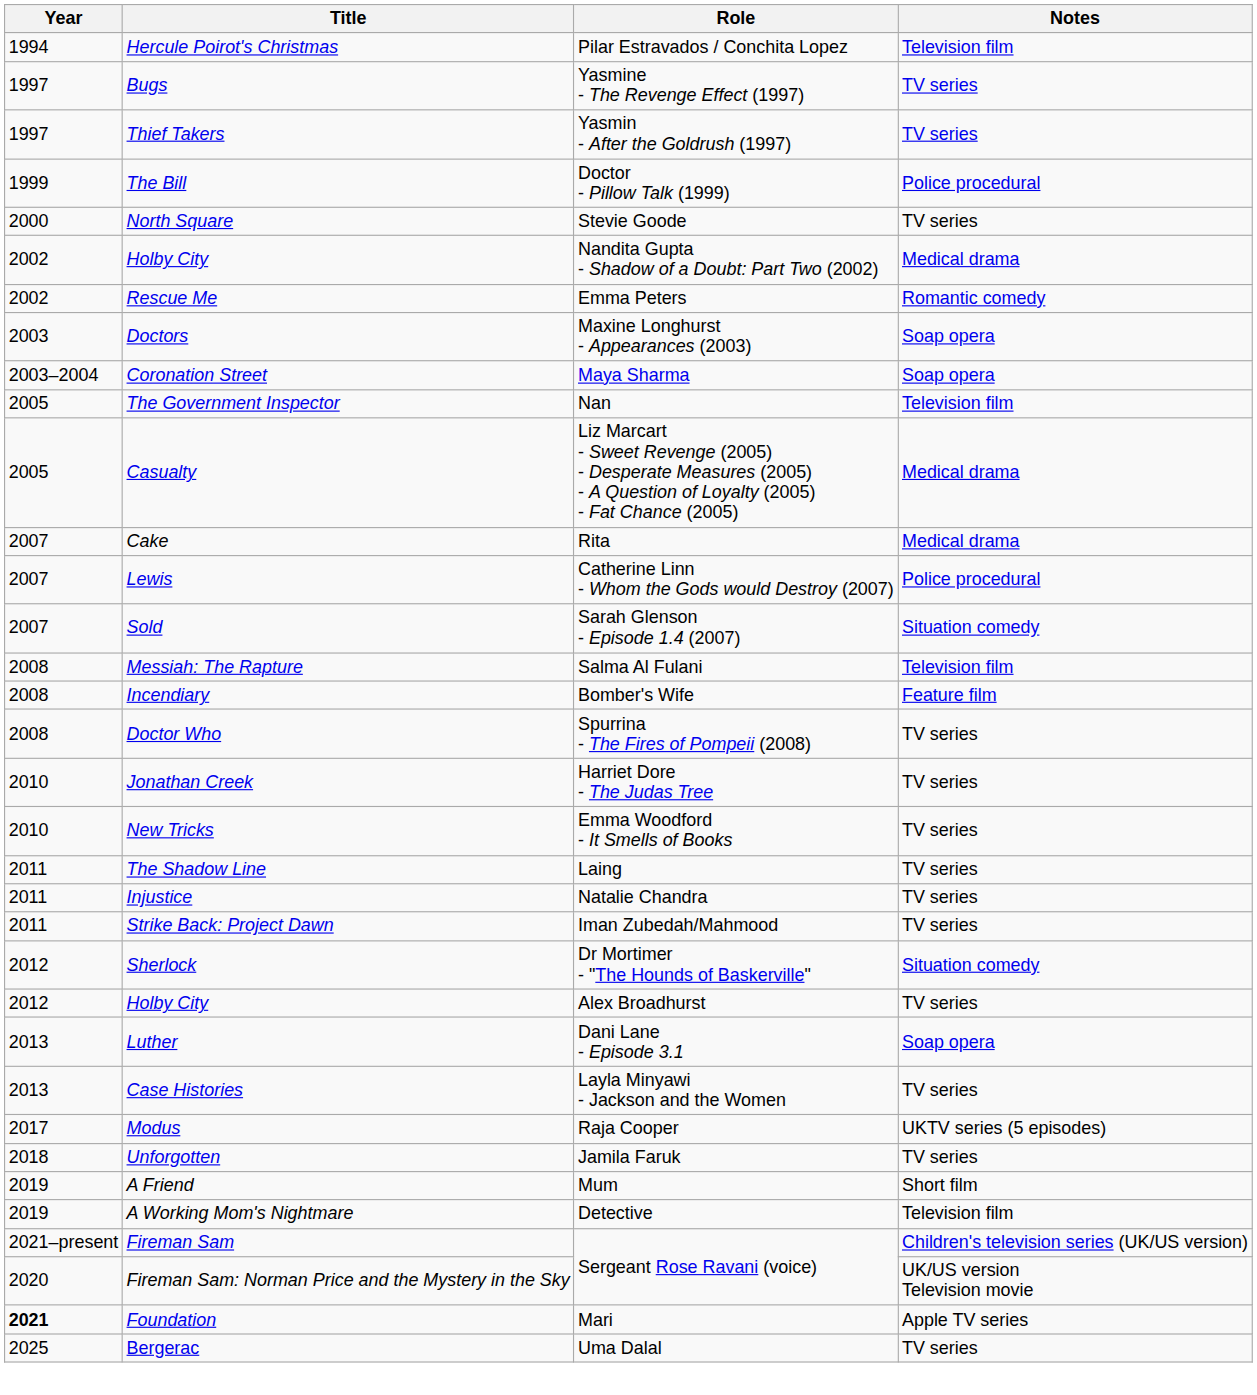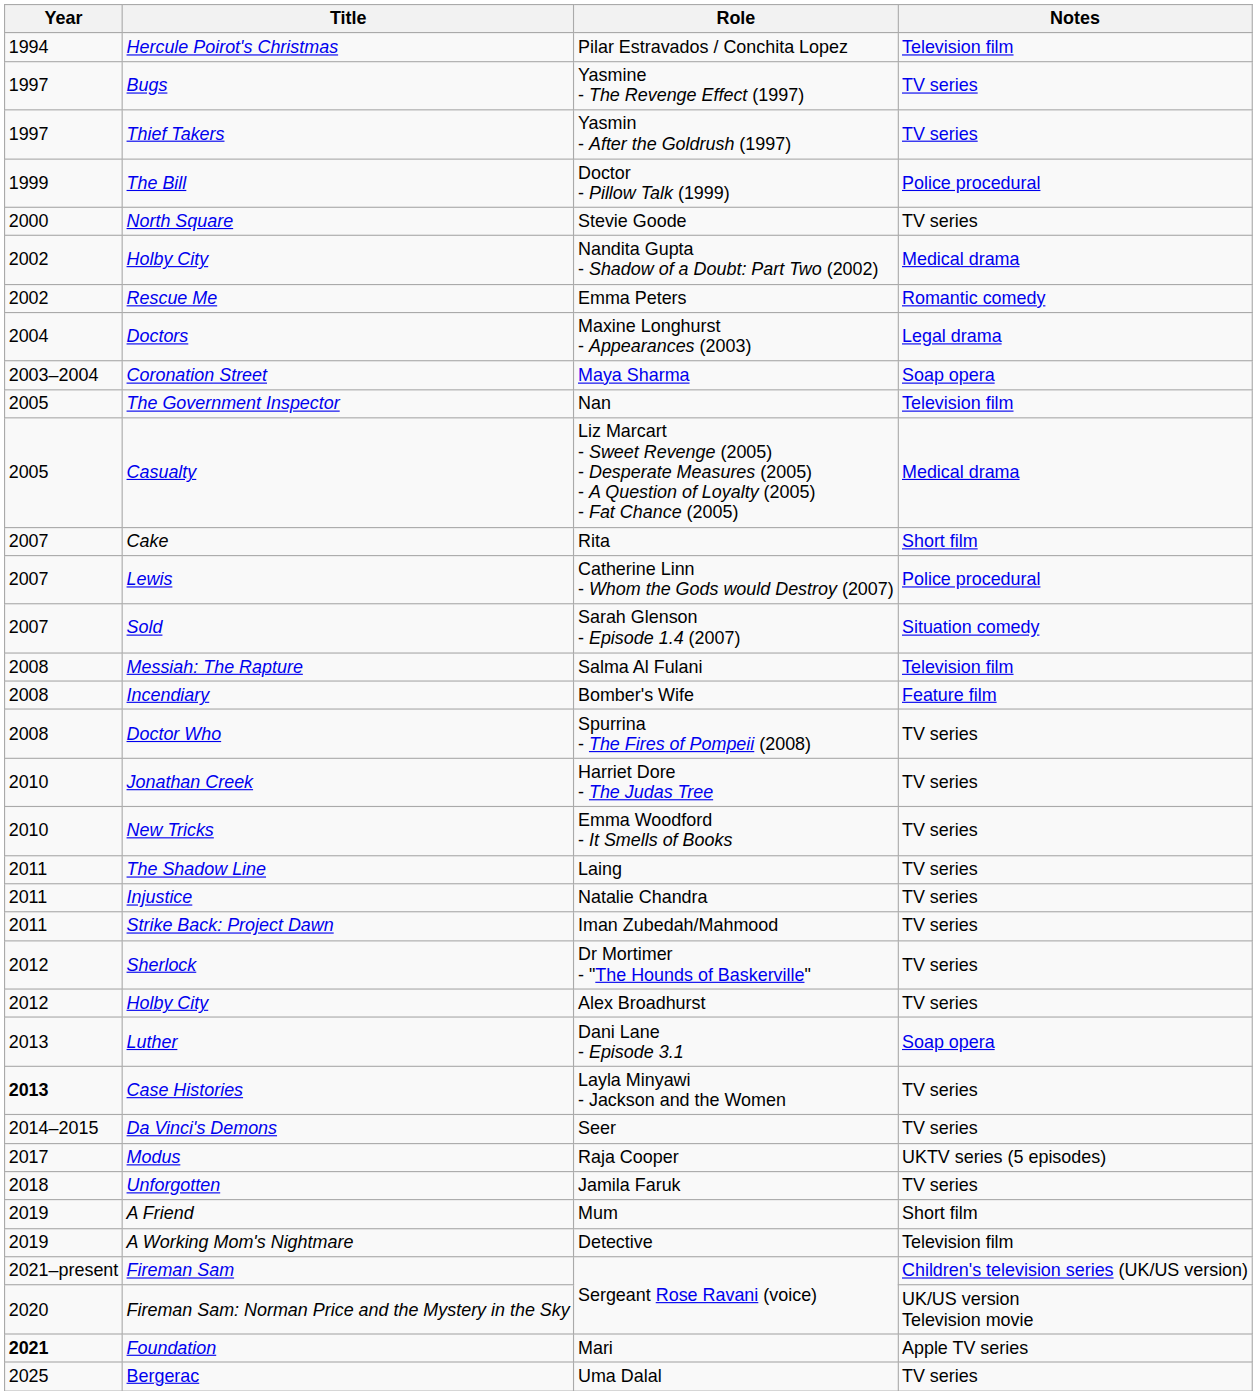(29, 336) 2003 -> (29, 336) 2004
(948, 336) Soap opera -> (952, 336) Legal drama
(961, 541) Medical drama -> (940, 541) Short film
(971, 964) Situation comedy -> (940, 964) TV series
(29, 1090) normal -> (29, 1090) bold
+ row: (202, 1128)
